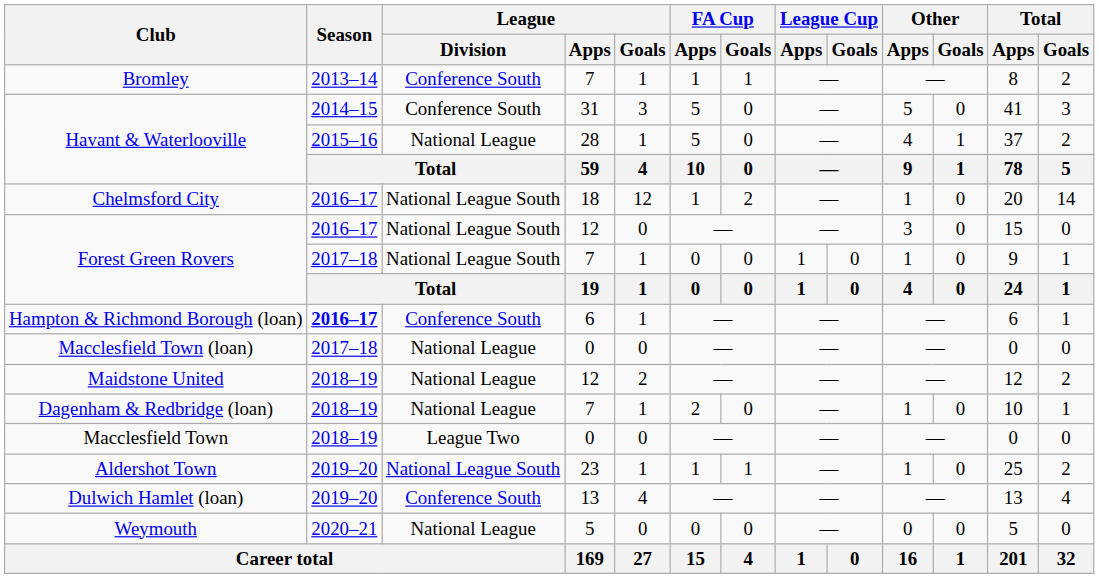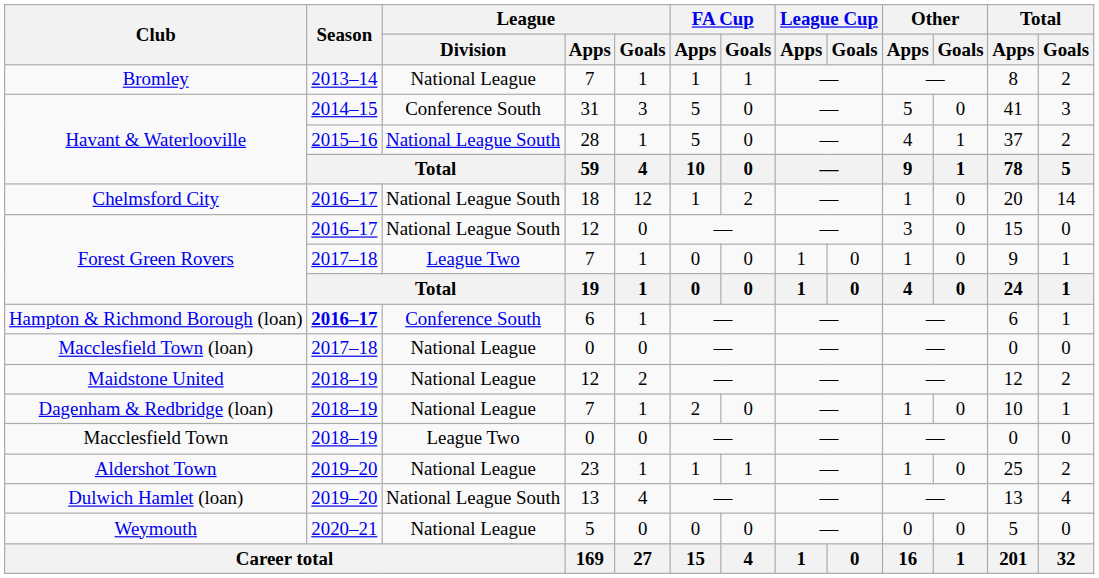(473, 79) Conference South -> (473, 79) National League
(473, 139) National League -> (473, 139) National League South
(473, 259) National League South -> (473, 259) League Two
(473, 468) National League South -> (473, 468) National League
(473, 498) Conference South -> (473, 498) National League South
